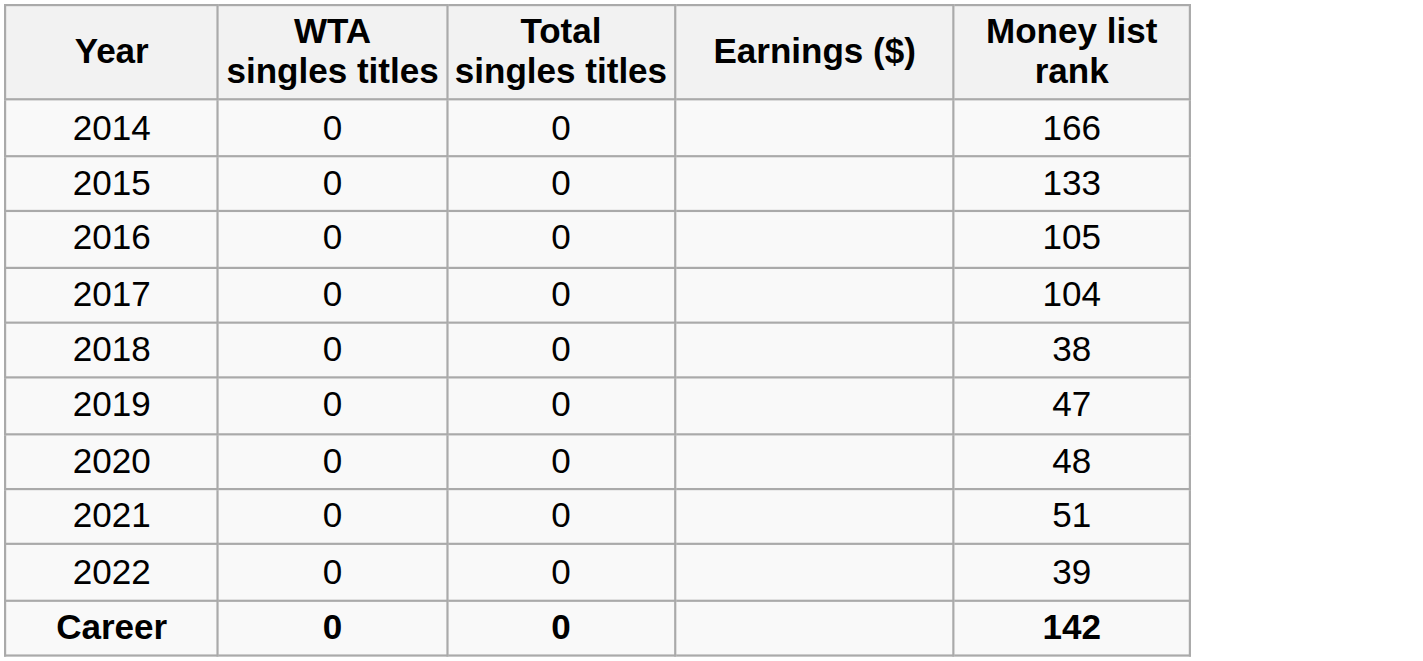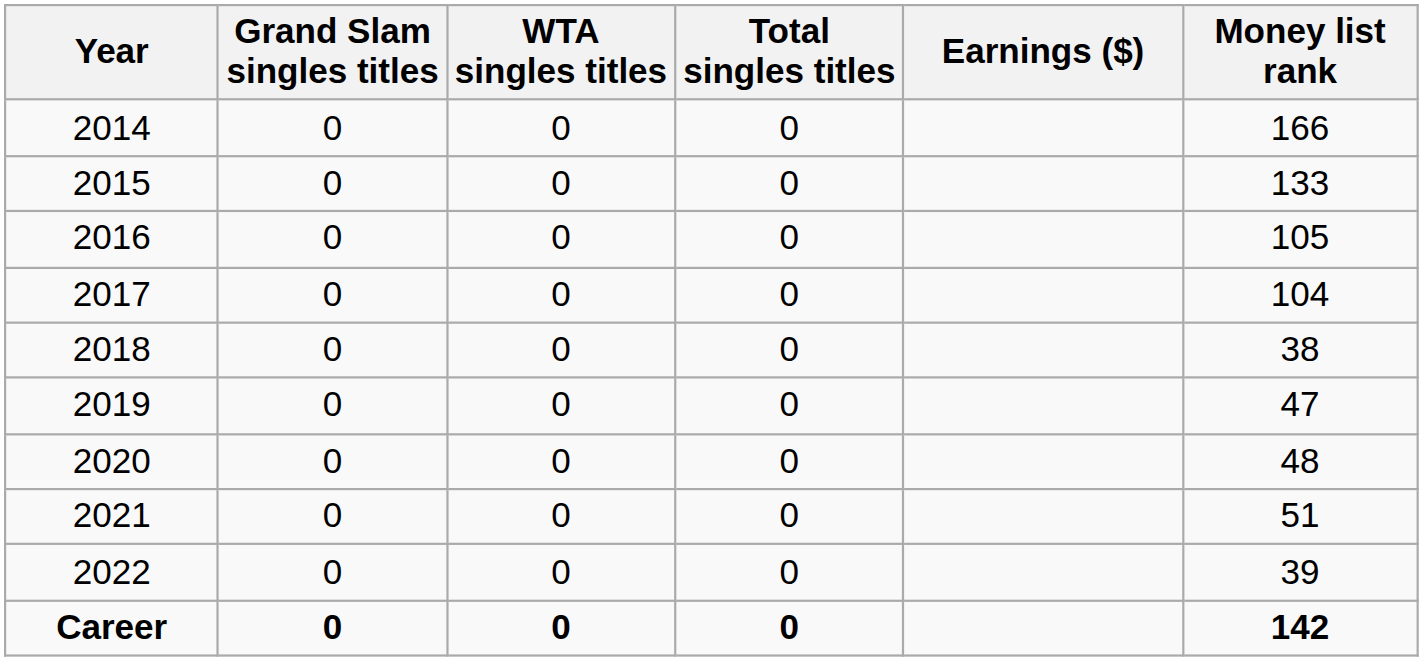+ column: (333, 51)
